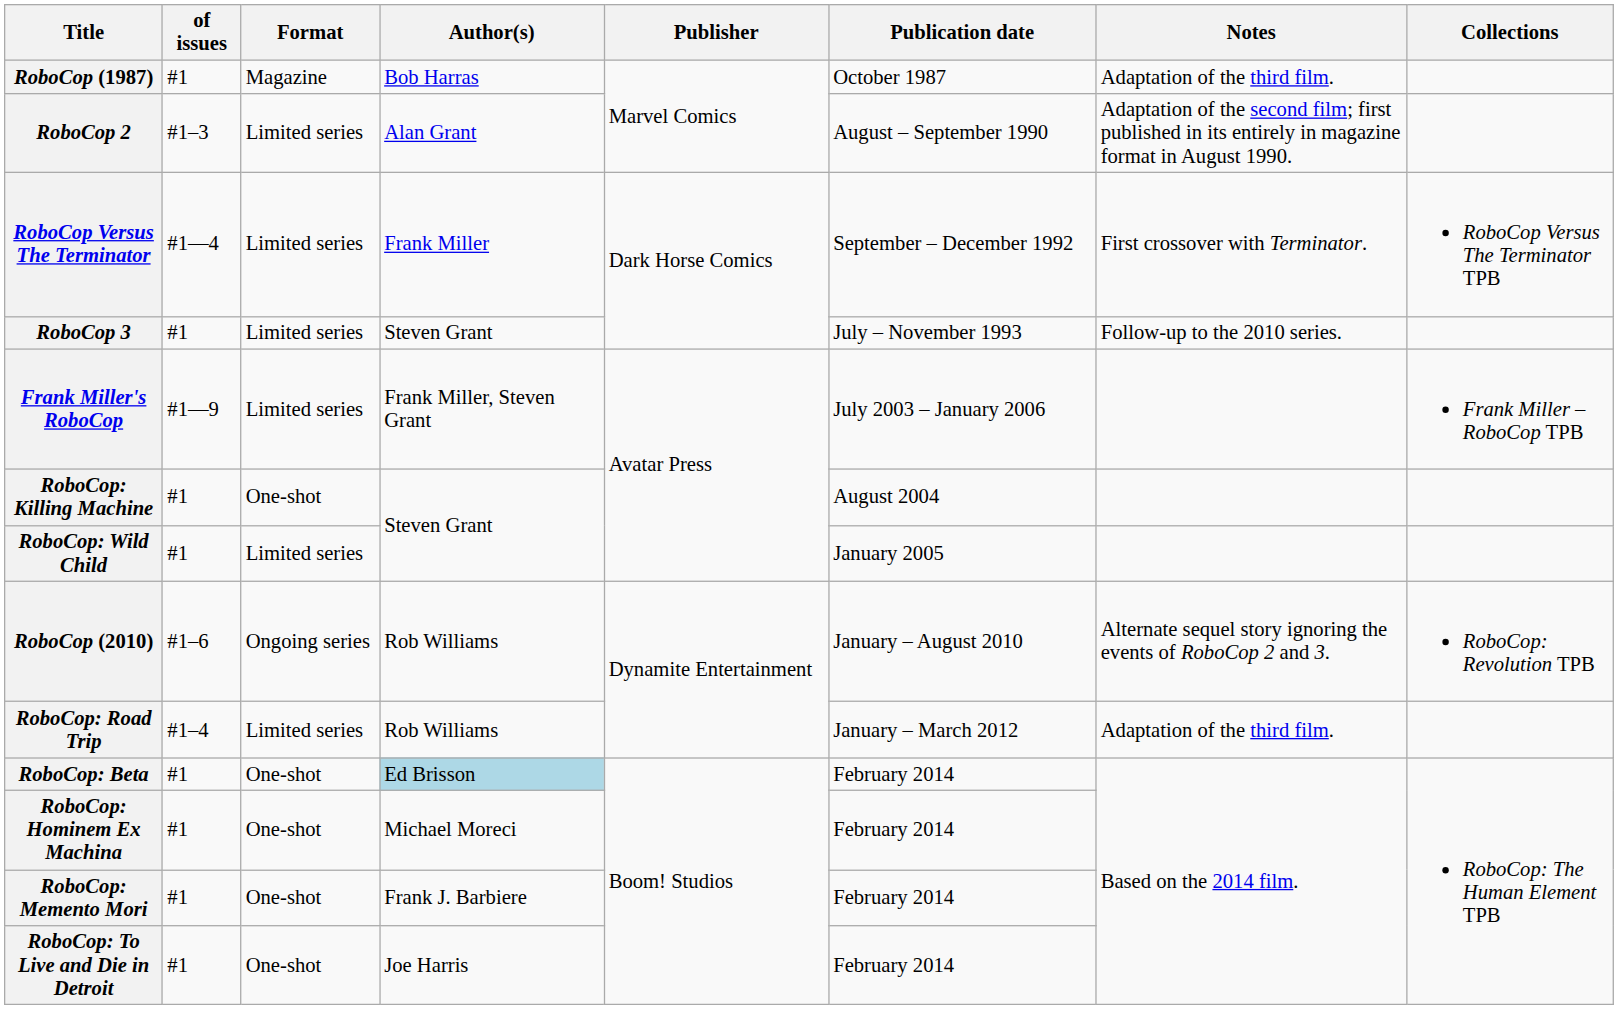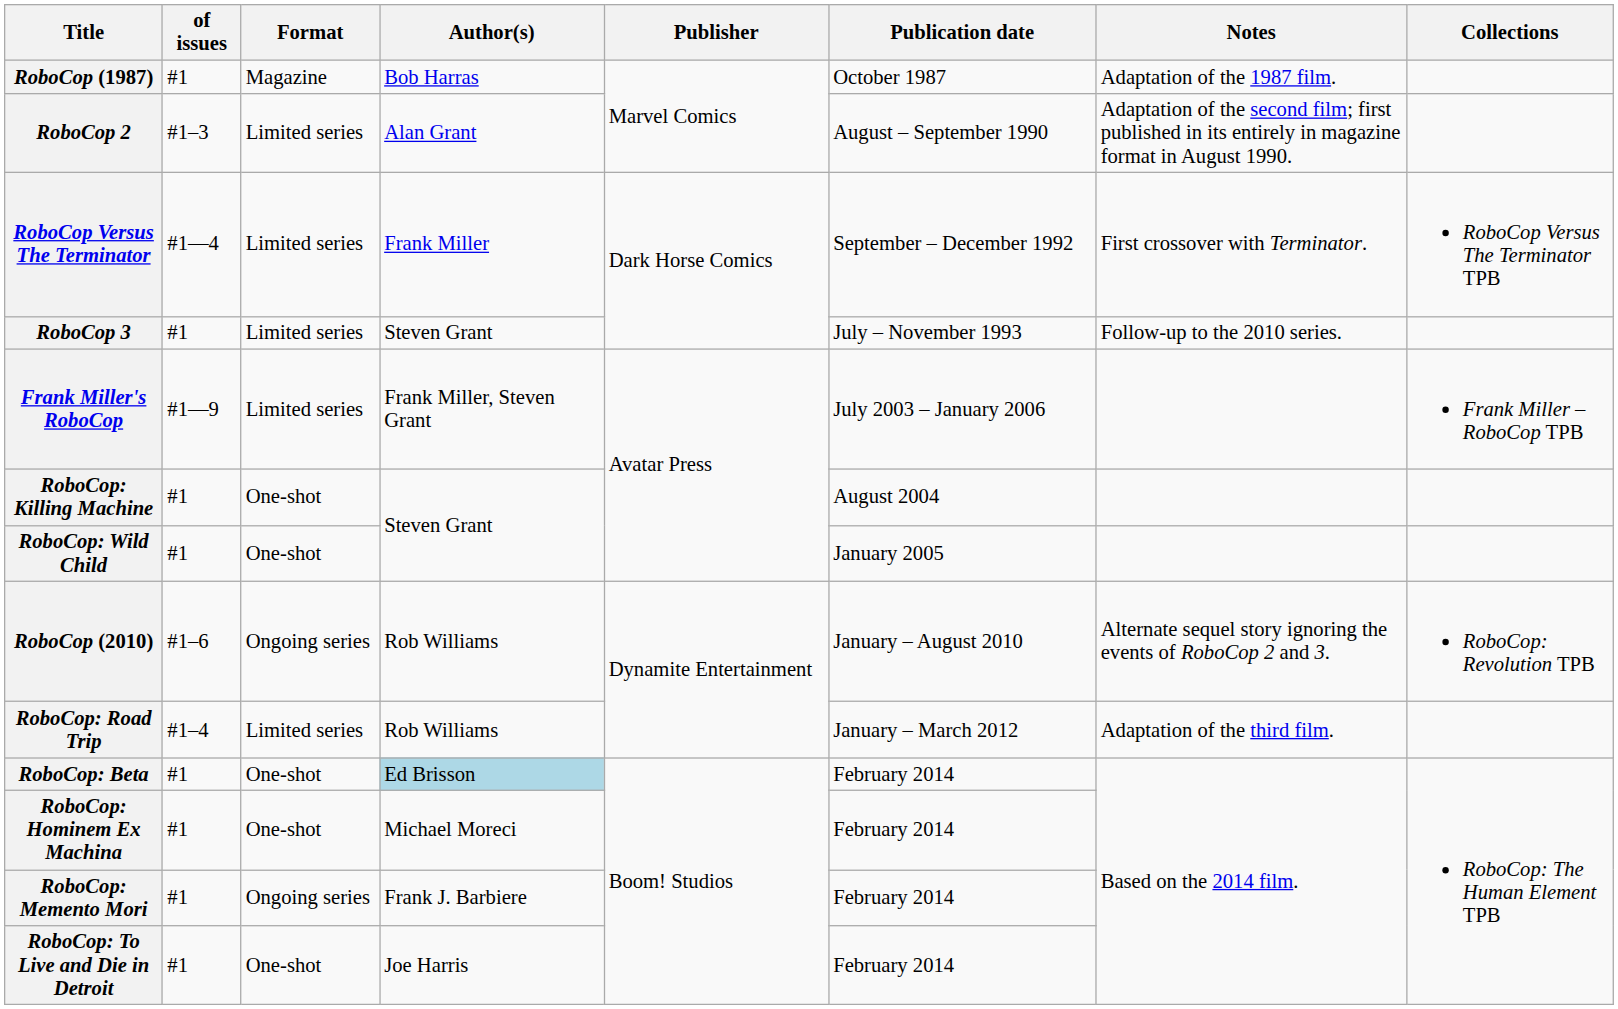(1217, 76) Adaptation of the third film. -> (1218, 76) Adaptation of the 1987 film.
(304, 553) Limited series -> (283, 553) One-shot
(283, 897) One-shot -> (308, 897) Ongoing series
